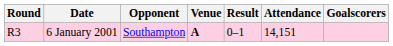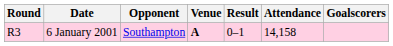(280, 32) 14,151 -> (280, 32) 14,158
